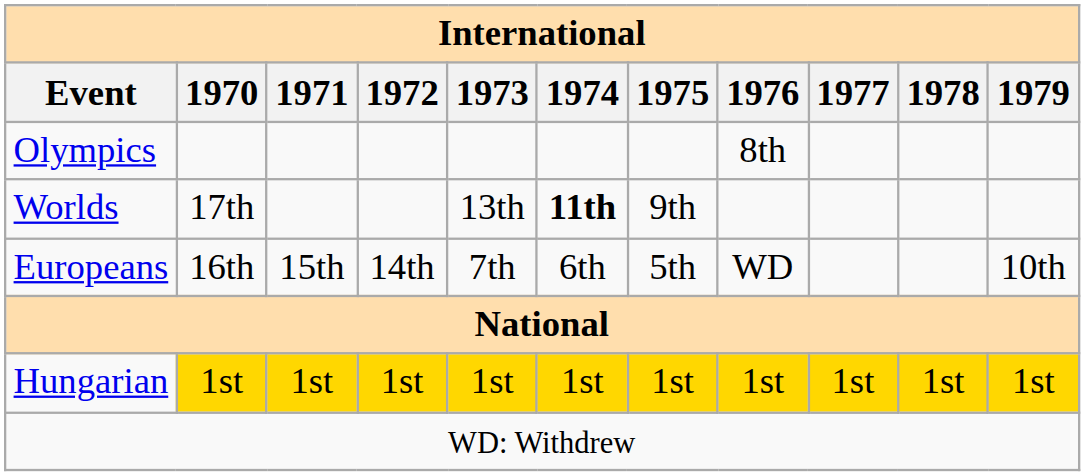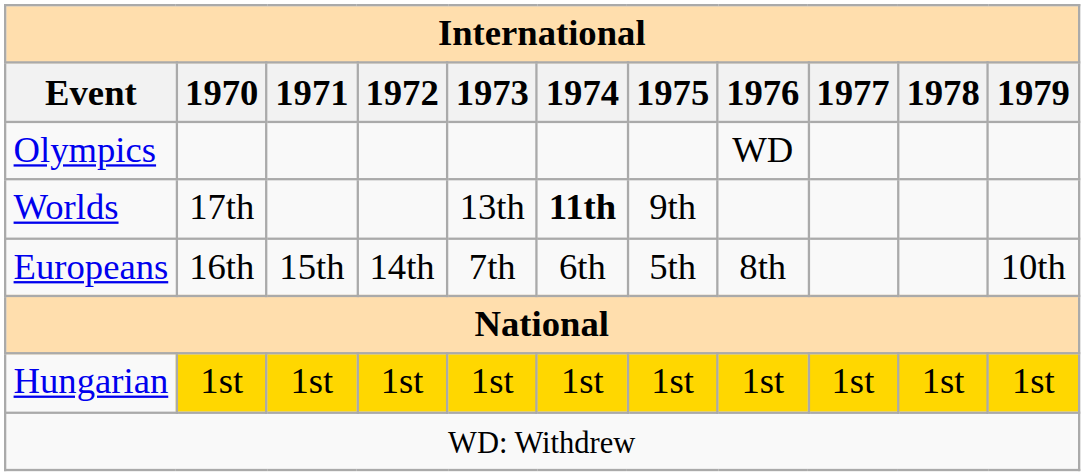(763, 149) 8th -> (763, 149) WD
(763, 265) WD -> (763, 265) 8th
